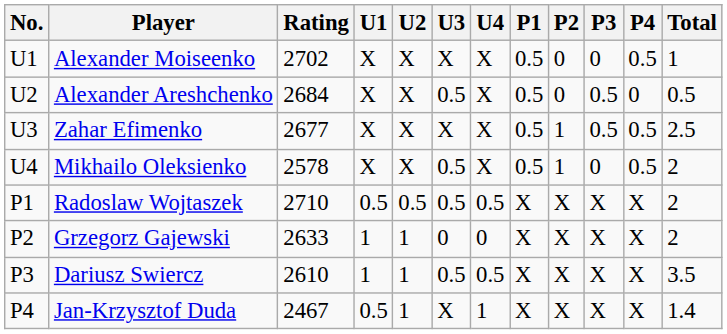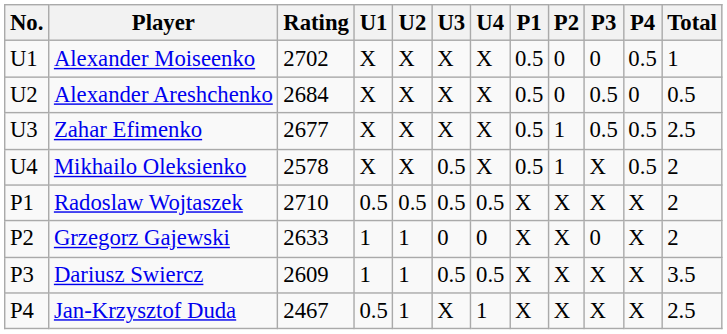(451, 94) 0.5 -> (445, 94) X
(595, 166) 0 -> (598, 166) X
(598, 238) X -> (595, 238) 0
(306, 274) 2610 -> (306, 274) 2609
(681, 310) 1.4 -> (681, 310) 2.5
